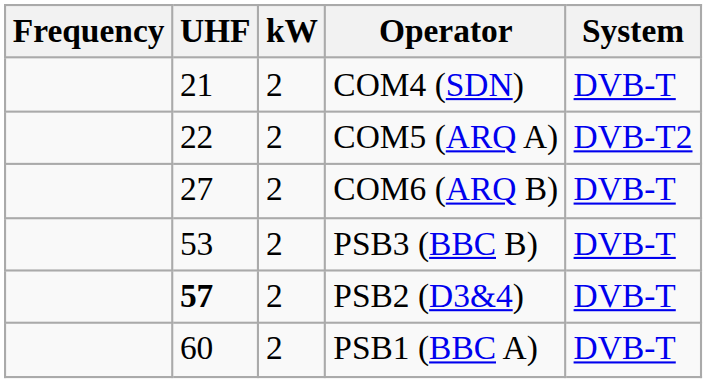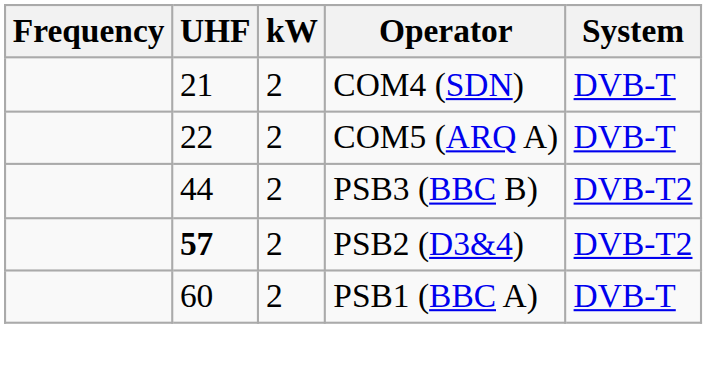(633, 137) DVB-T2 -> (625, 137) DVB-T
- row: (446, 190)
(197, 243) 53 -> (197, 190) 44
(625, 243) DVB-T -> (633, 190) DVB-T2
(625, 296) DVB-T -> (633, 243) DVB-T2
